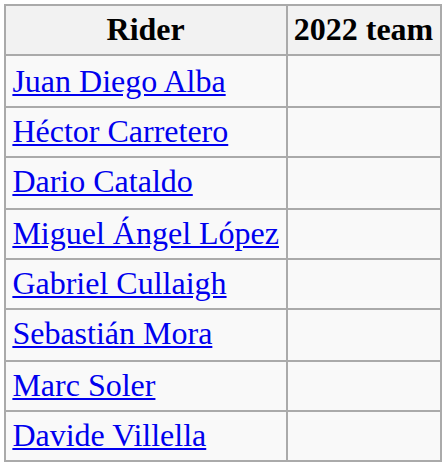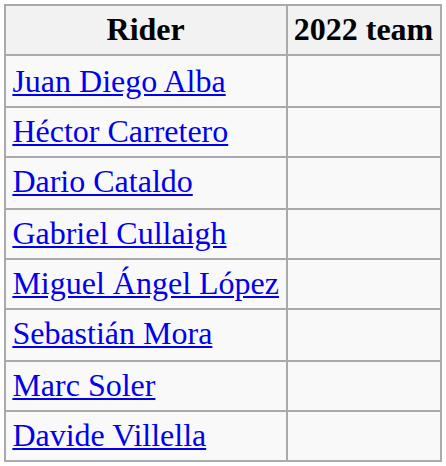rows swapped: (119, 283) <-> (146, 232)
